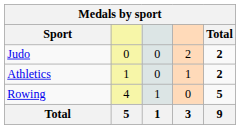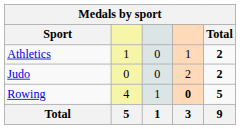rows swapped: (29, 74) <-> (19, 54)
(188, 94) normal -> (188, 94) bold
